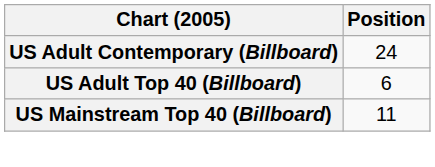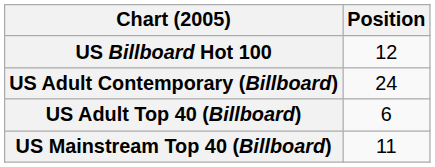+ row: (174, 51)
